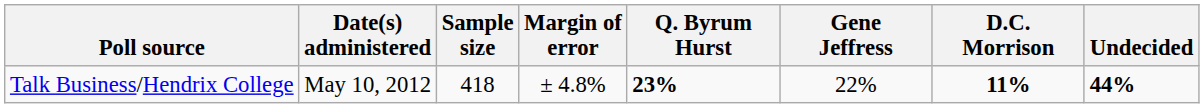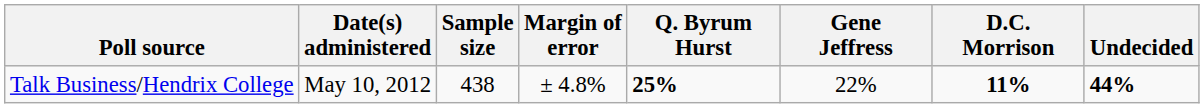(478, 84) 418 -> (478, 84) 438
(655, 84) 23% -> (655, 84) 25%
